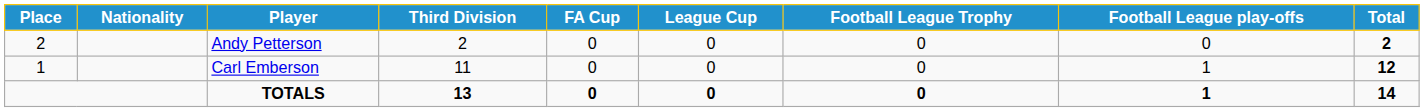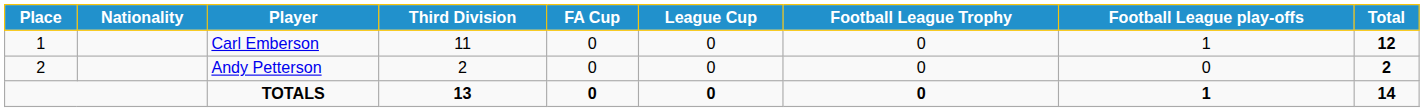rows swapped: (265, 69) <-> (267, 43)
